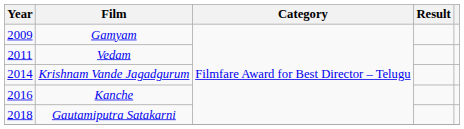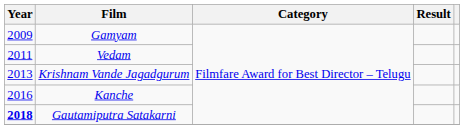(20, 74) 2014 -> (20, 74) 2013
(20, 114) normal -> (20, 114) bold
